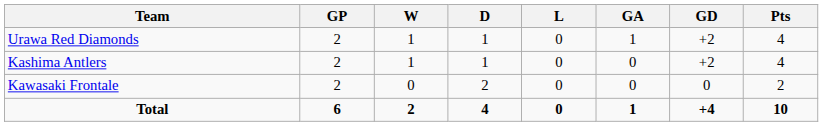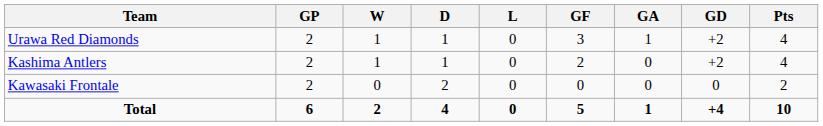+ column: (580, 16)
